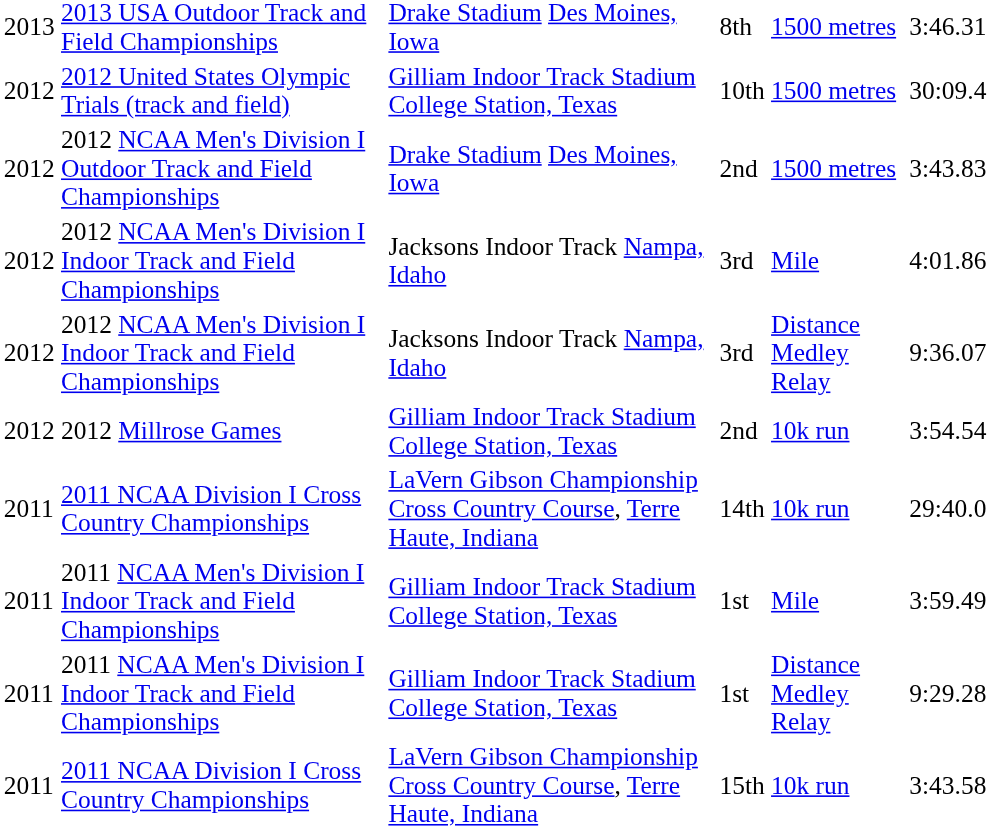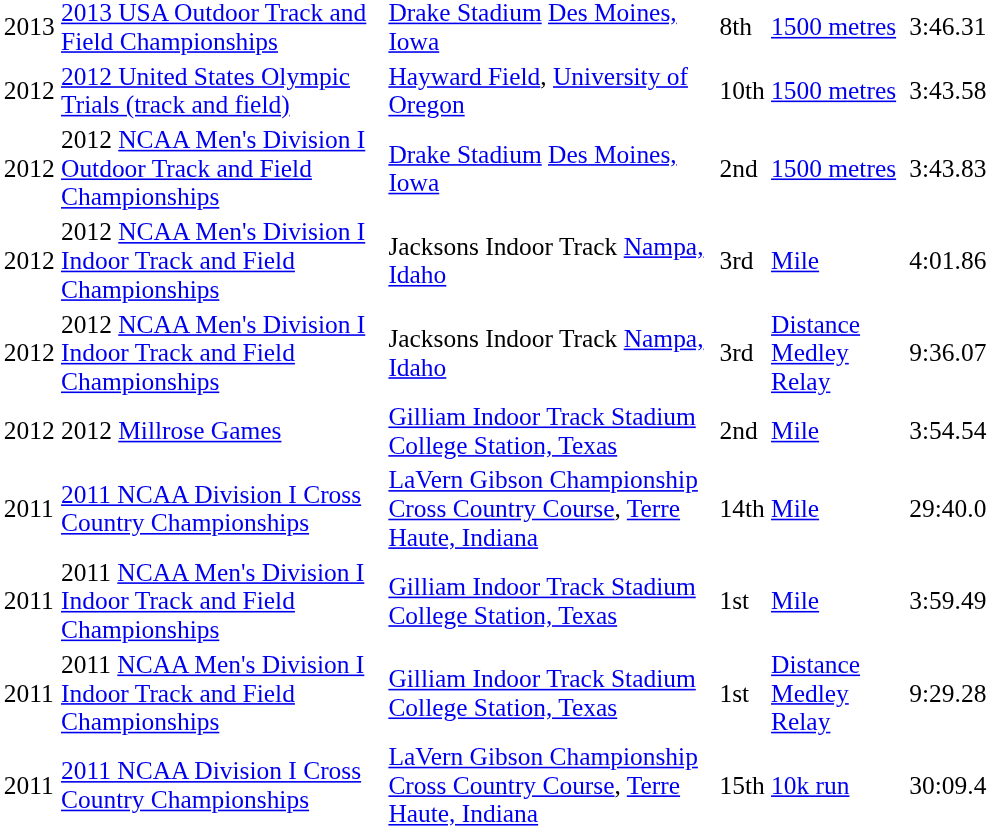(542, 90) Gilliam Indoor Track Stadium College Station, Texas -> (538, 90) Hayward Field, University of Oregon
(948, 90) 30:09.4 -> (948, 90) 3:43.58
(810, 430) 10k run -> (795, 430) Mile
(810, 508) 10k run -> (795, 508) Mile
(948, 785) 3:43.58 -> (948, 785) 30:09.4
